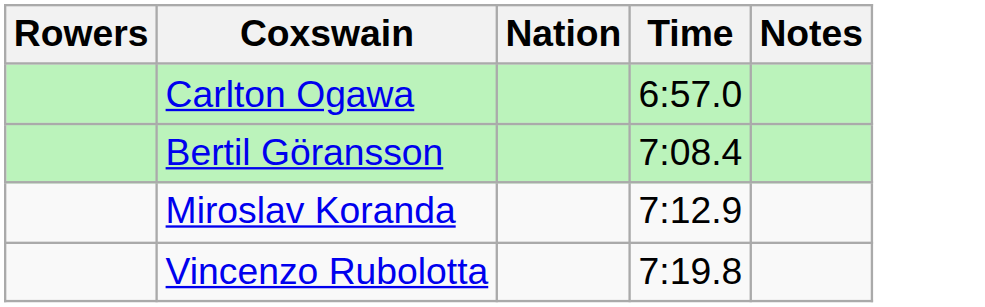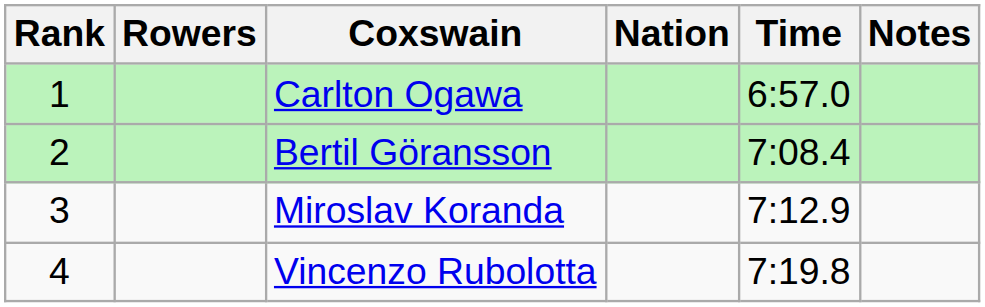+ column: (59, 34)
